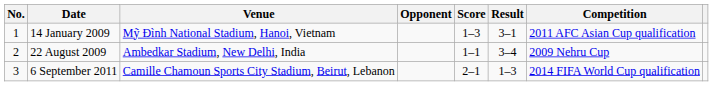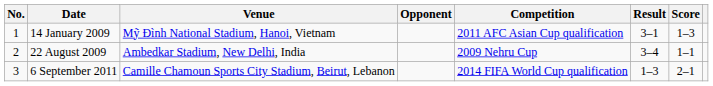columns swapped: (471, 14) <-> (615, 14)
